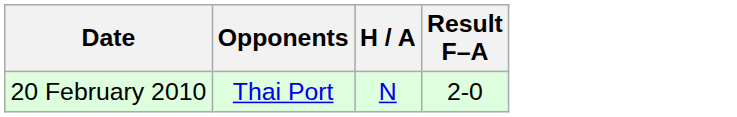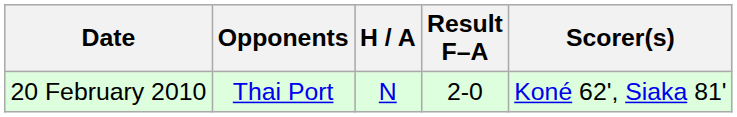+ column: (620, 38)
